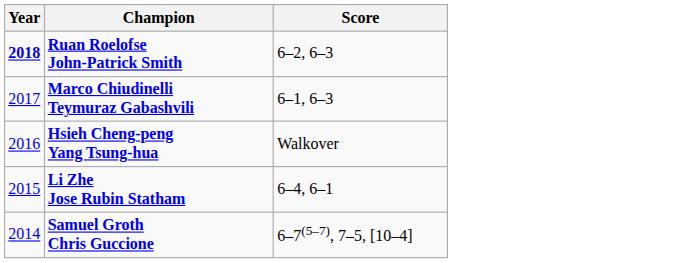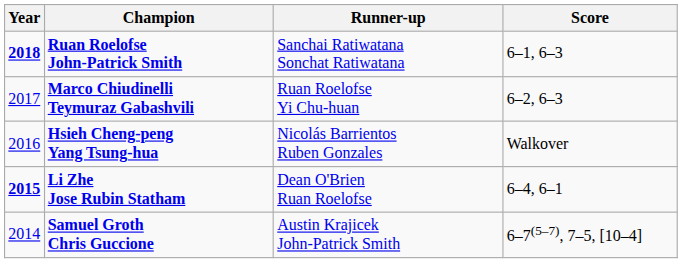+ column: (388, 18)
(305, 53) 6–2, 6–3 -> (535, 53) 6–1, 6–3
(305, 99) 6–1, 6–3 -> (535, 99) 6–2, 6–3
(24, 189) normal -> (24, 189) bold
